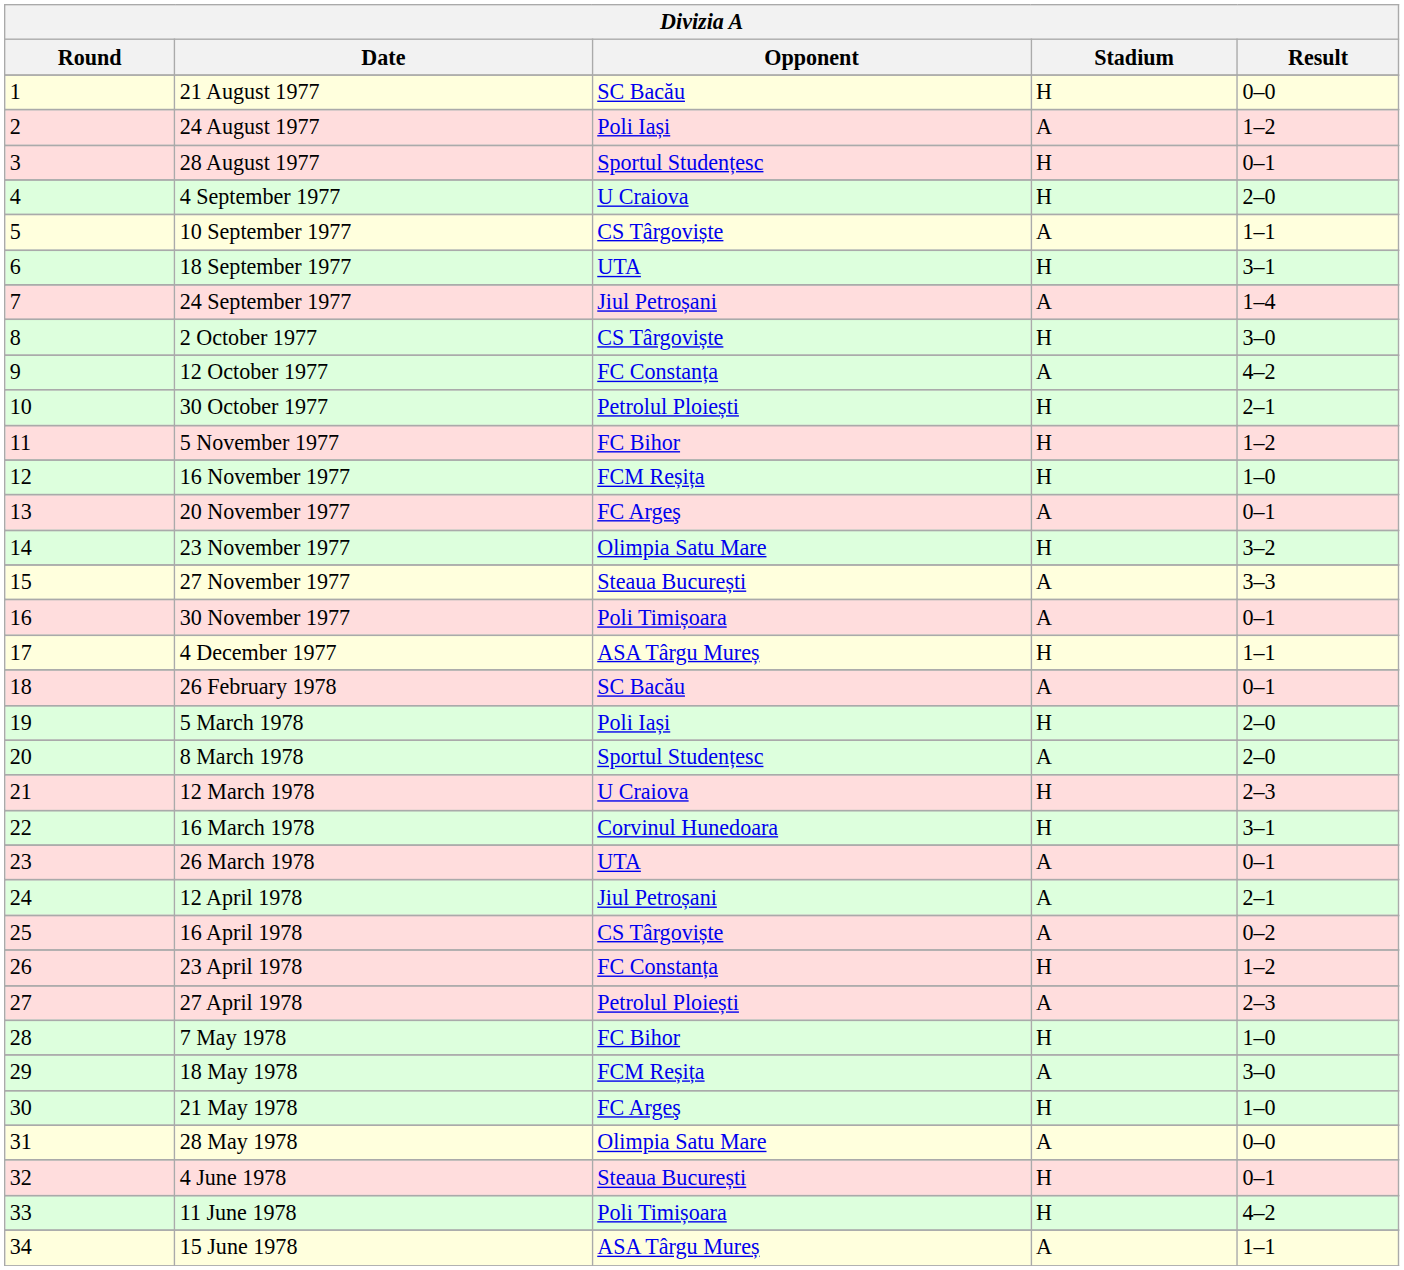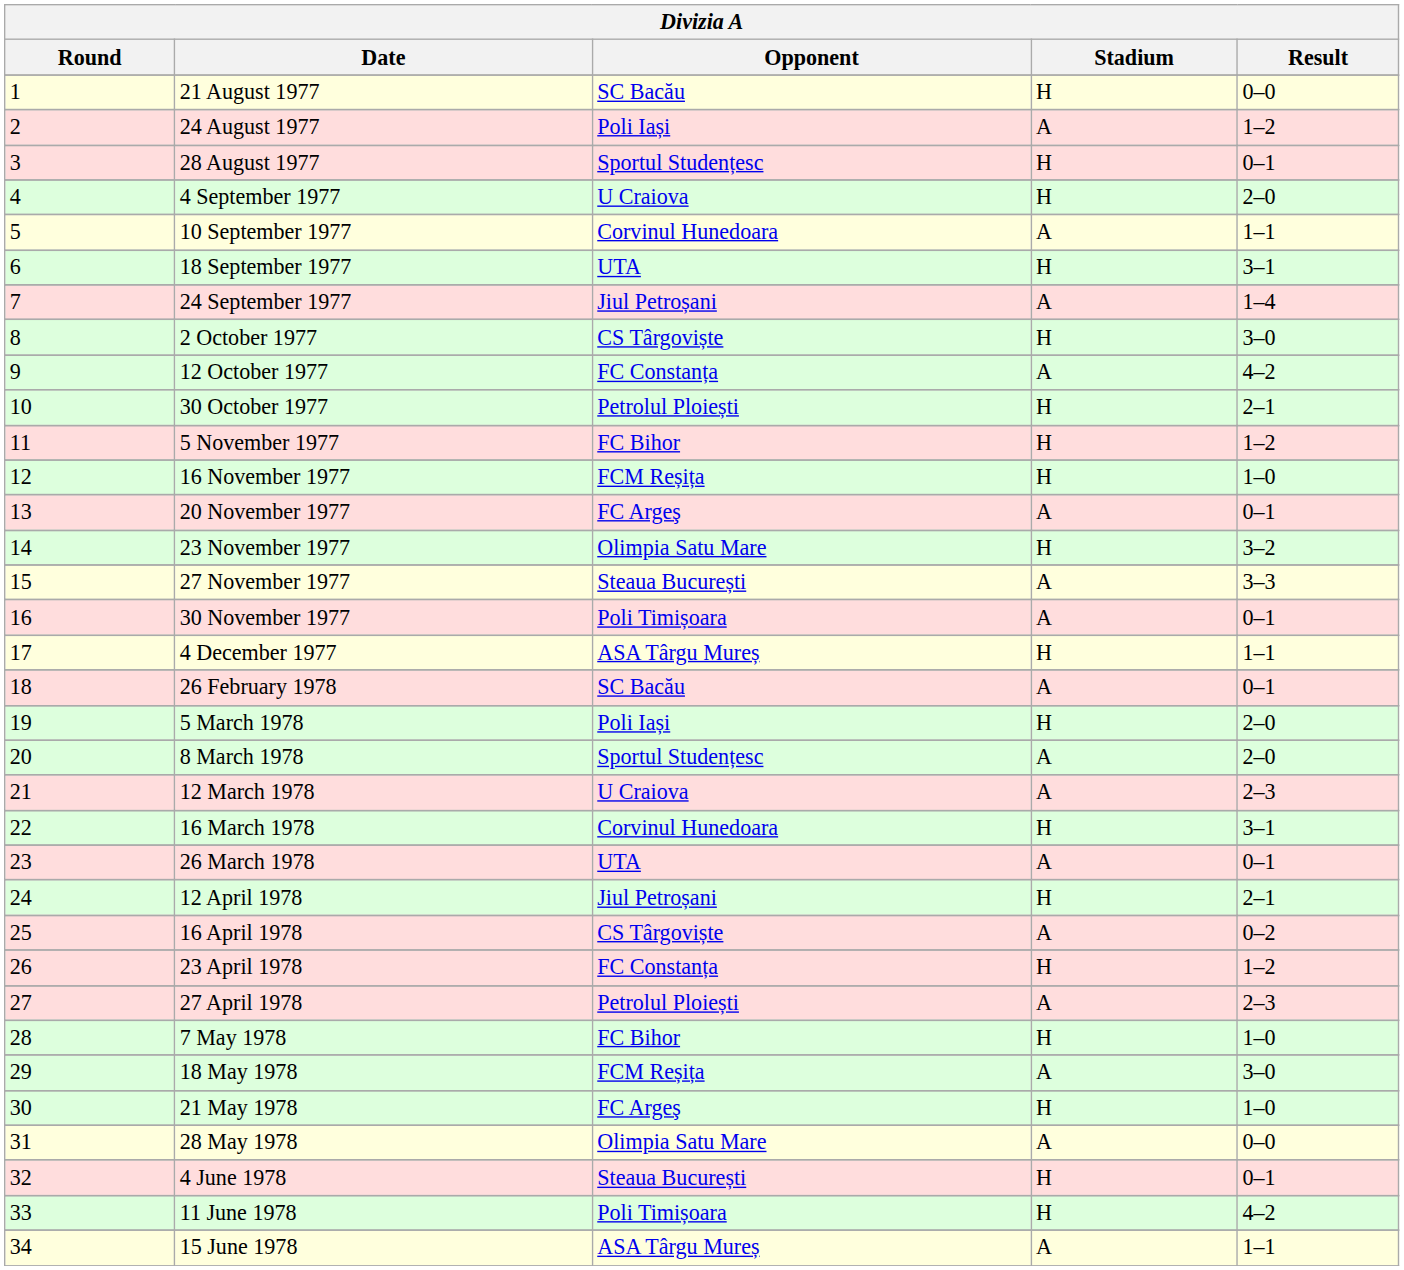(660, 232) CS Târgoviște -> (688, 232) Corvinul Hunedoara
(1044, 792) H -> (1044, 792) A
(1044, 897) A -> (1044, 897) H
